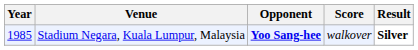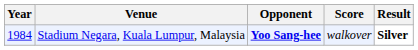(20, 35) 1985 -> (20, 35) 1984
